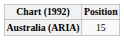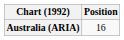(101, 27) 15 -> (101, 27) 16
